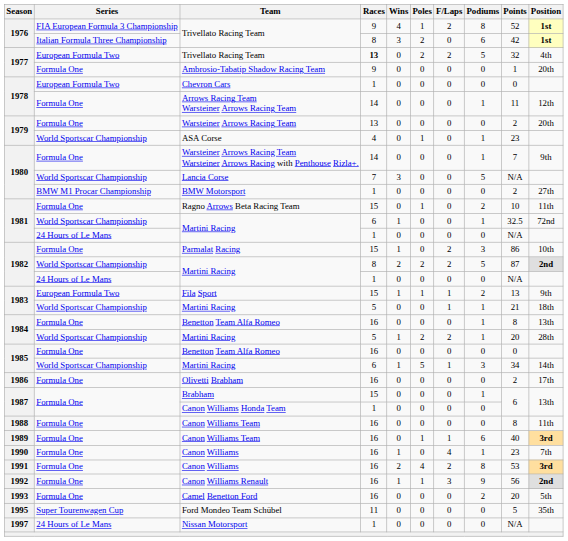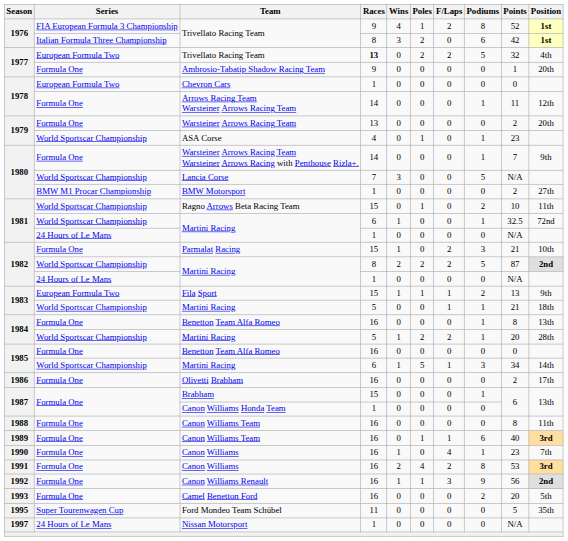(60, 206) Formula One -> (92, 206) World Sportscar Championship
(515, 250) 86 -> (515, 250) 21
